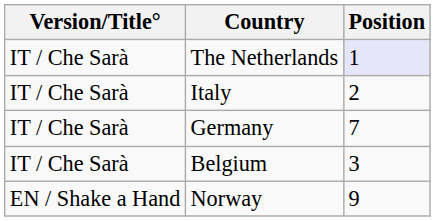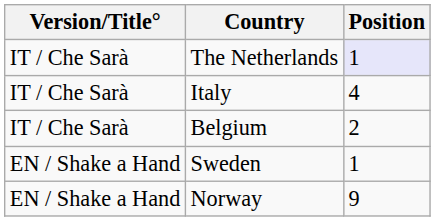(354, 92) 2 -> (354, 92) 4
- row: (232, 127)
(354, 163) 3 -> (354, 127) 2
+ row: (226, 163)
